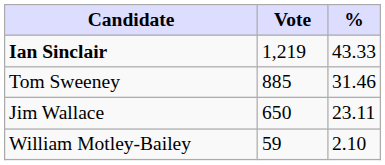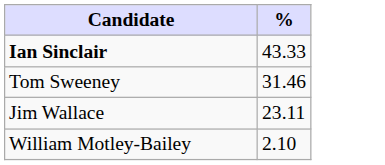- column: (293, 19)
